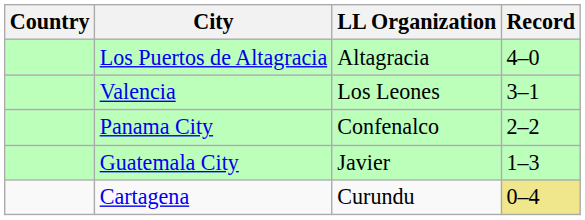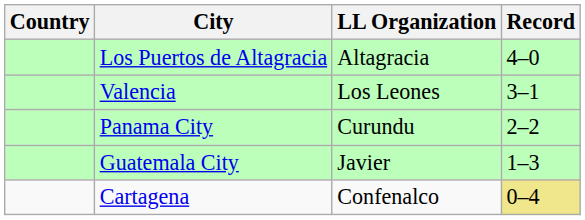(388, 127) Confenalco -> (376, 127) Curundu
(376, 197) Curundu -> (388, 197) Confenalco
